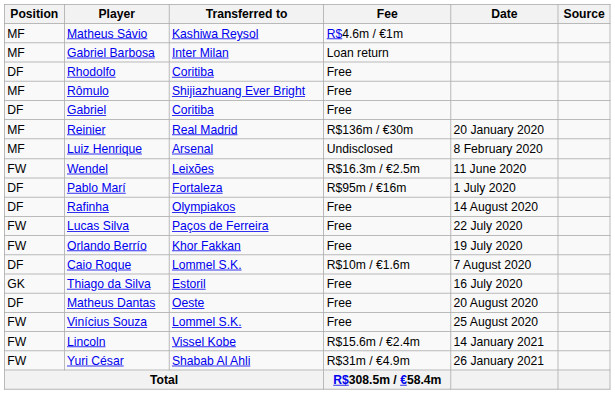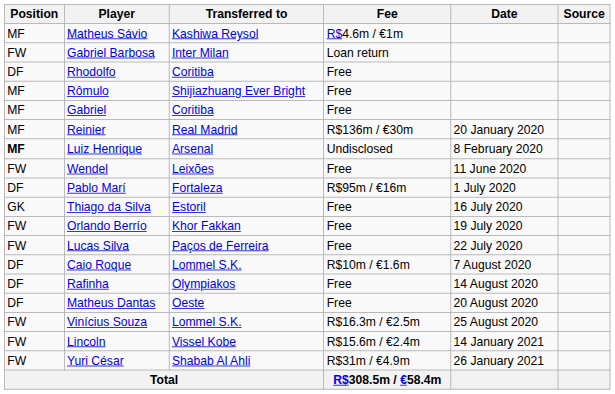(16, 53) MF -> (17, 53) FW
(15, 110) DF -> (16, 110) MF
(16, 149) normal -> (16, 149) bold
(373, 168) R$16.3m / €2.5m -> (339, 168) Free
rows swapped: (109, 284) <-> (88, 207)
rows swapped: (107, 245) <-> (98, 226)
(339, 322) Free -> (373, 322) R$16.3m / €2.5m
